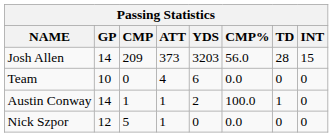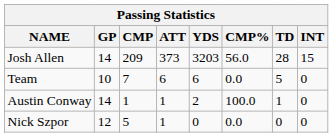(126, 79) 0 -> (126, 79) 7
(163, 79) 4 -> (163, 79) 6
(279, 79) 0 -> (279, 79) 5
